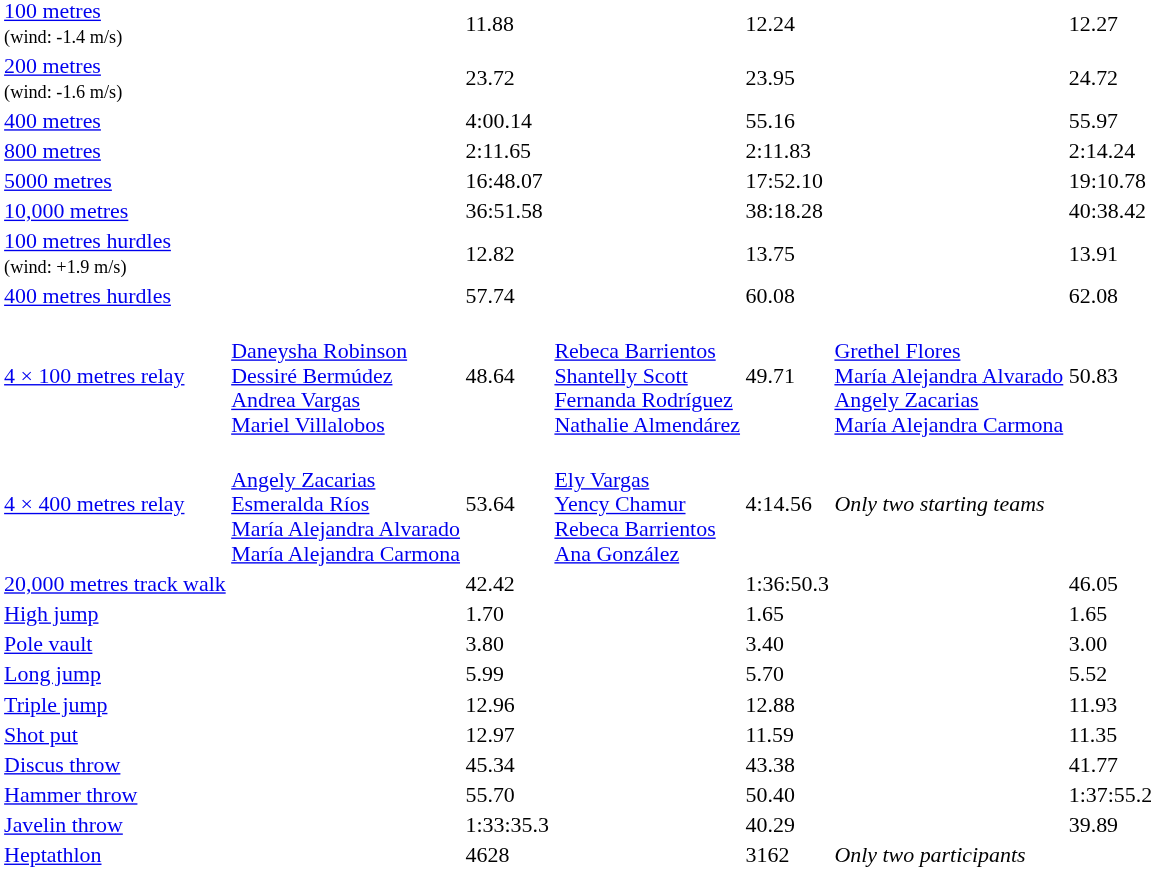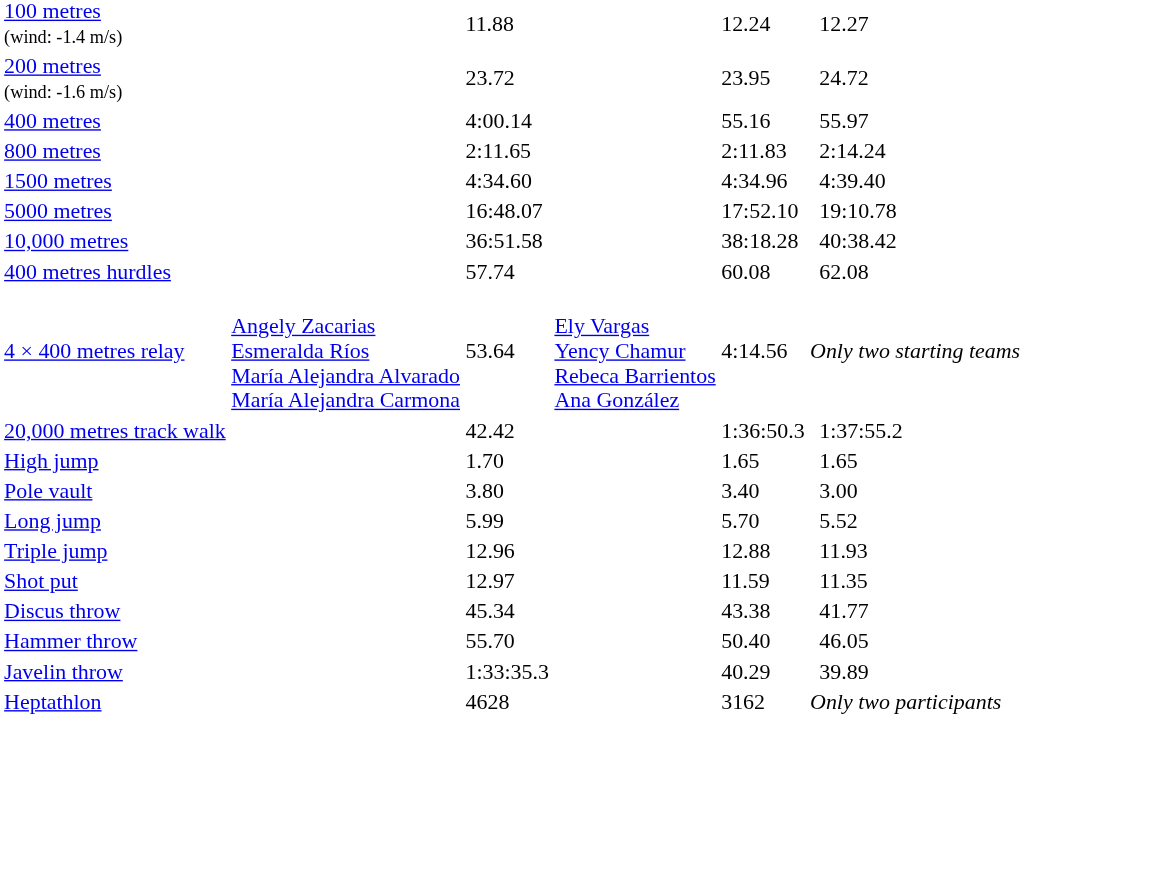+ row: (58, 181)
- row: (88, 253)
- row: (94, 375)
(1093, 583) 46.05 -> (861, 430) 1:37:55.2
(1110, 794) 1:37:55.2 -> (844, 641) 46.05
